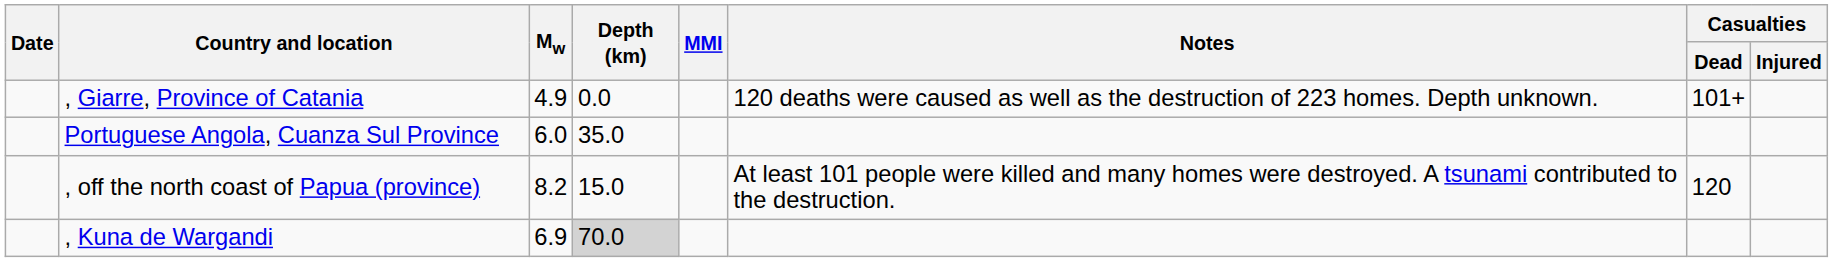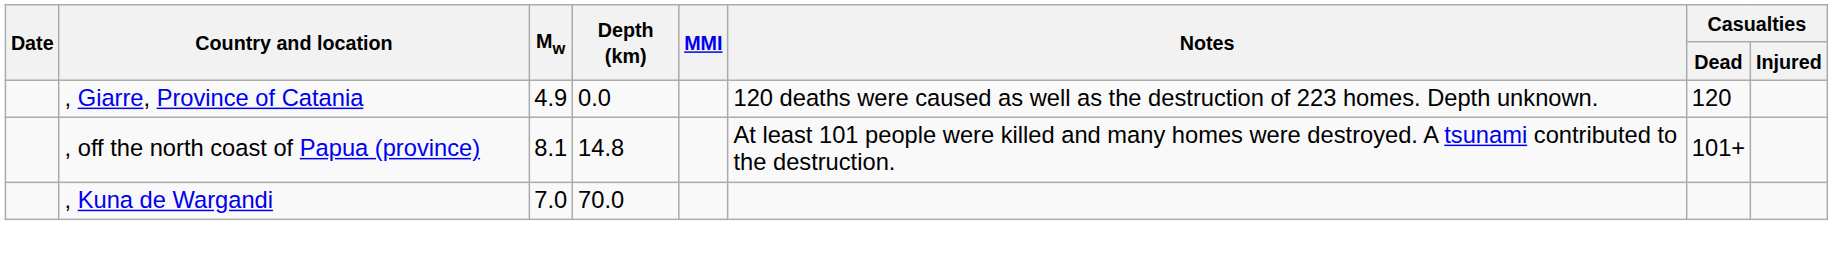(1718, 98) 101+ -> (1712, 98) 120
- row: (282, 135)
(551, 186) 8.2 -> (551, 149) 8.1
(601, 186) 15.0 -> (601, 149) 14.8
(1712, 186) 120 -> (1718, 149) 101+
(551, 237) 6.9 -> (551, 200) 7.0
(601, 237) lightgrey background -> (601, 200) no background
